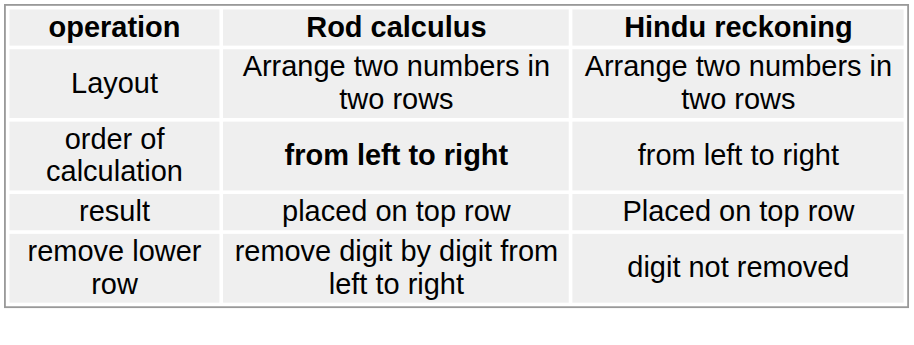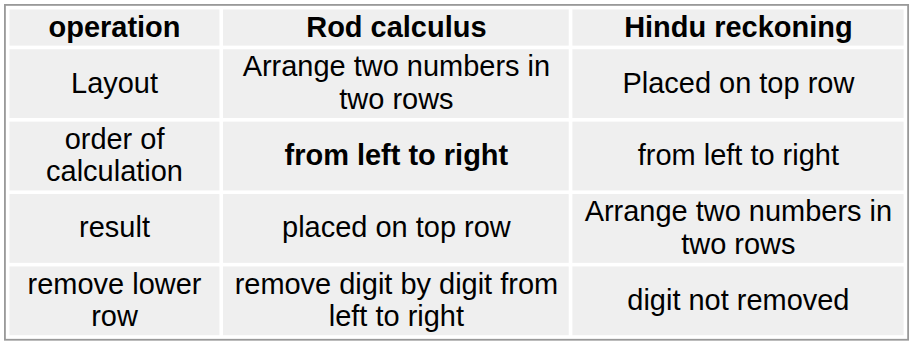(738, 83) Arrange two numbers in two rows -> (738, 83) Placed on top row
(738, 211) Placed on top row -> (738, 228) Arrange two numbers in two rows
